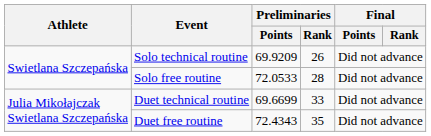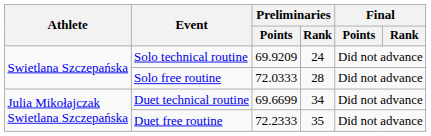(318, 57) 26 -> (318, 57) 24
(276, 78) 72.0533 -> (276, 78) 72.0333
(318, 99) 33 -> (318, 99) 34
(276, 121) 72.4343 -> (276, 121) 72.2333
